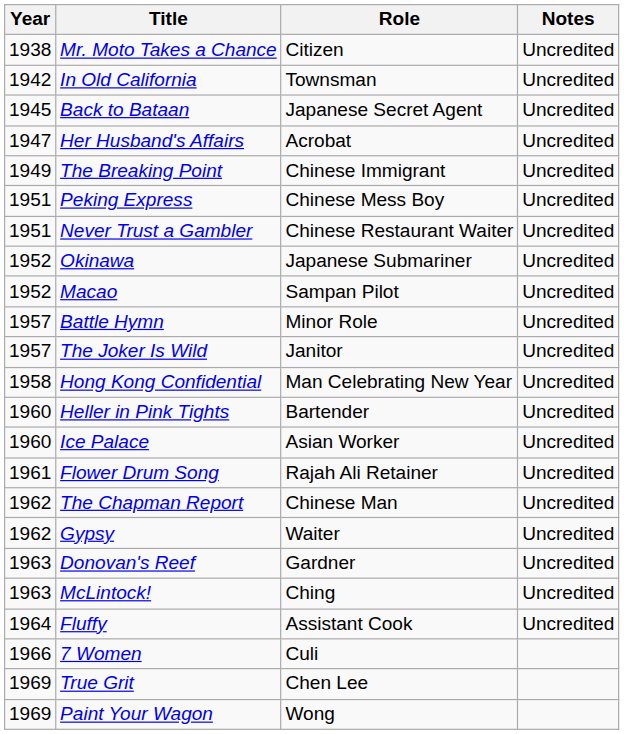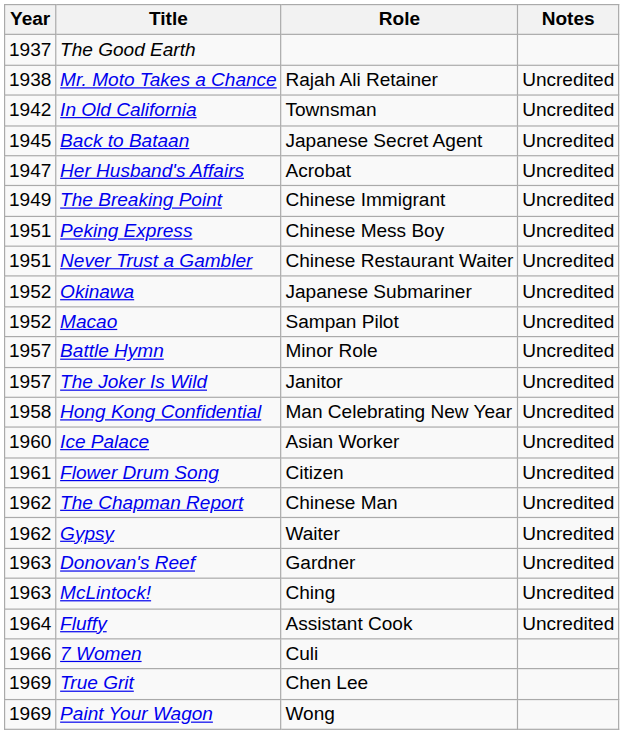+ row: (128, 49)
(315, 49) Citizen -> (362, 79) Rajah Ali Retainer
- row: (145, 412)
(362, 472) Rajah Ali Retainer -> (315, 472) Citizen
